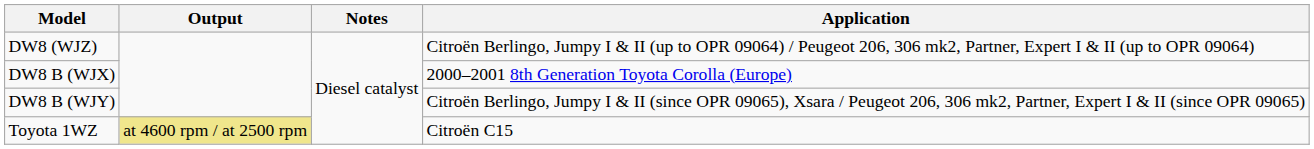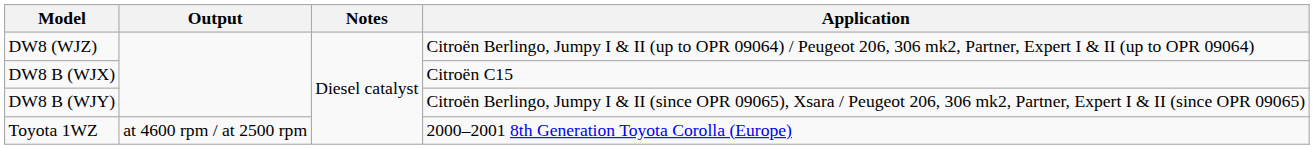(609, 74) 2000–2001 8th Generation Toyota Corolla (Europe) -> (470, 74) Citroën C15
(215, 130) khaki background -> (215, 130) no background
(470, 130) Citroën C15 -> (609, 130) 2000–2001 8th Generation Toyota Corolla (Europe)
